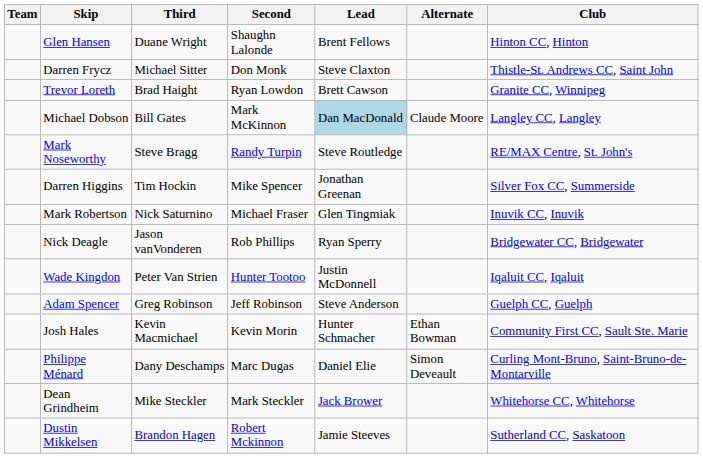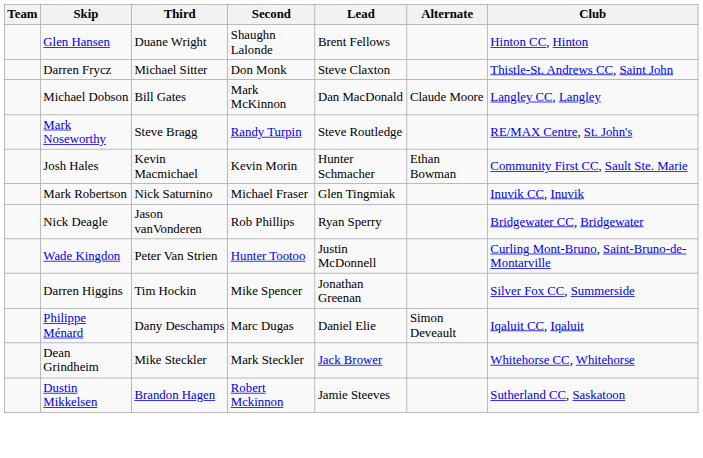- row: (79, 89)
(360, 117) lightblue background -> (360, 97) no background
rows swapped: (71, 331) <-> (83, 186)
(537, 276) Iqaluit CC, Iqaluit -> (588, 256) Curling Mont-Bruno, Saint-Bruno-de-Montarville
- row: (81, 304)
(588, 366) Curling Mont-Bruno, Saint-Bruno-de-Montarville -> (537, 325) Iqaluit CC, Iqaluit
